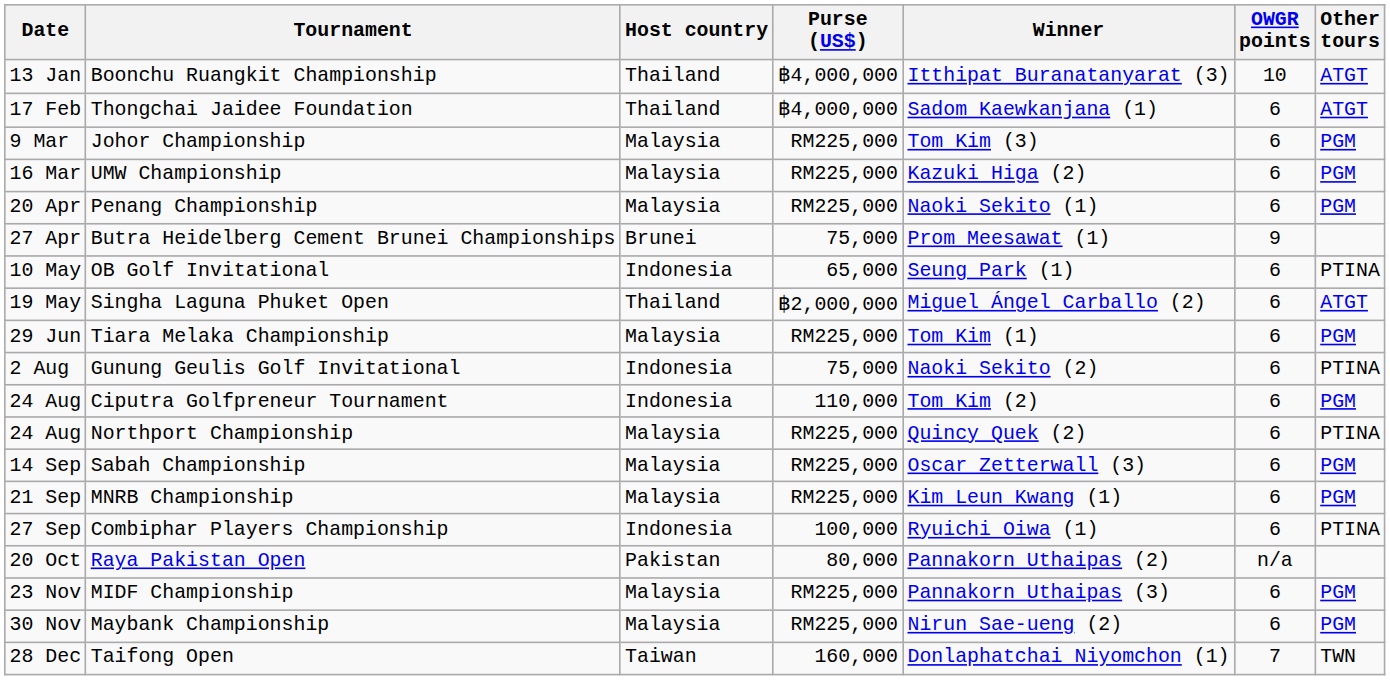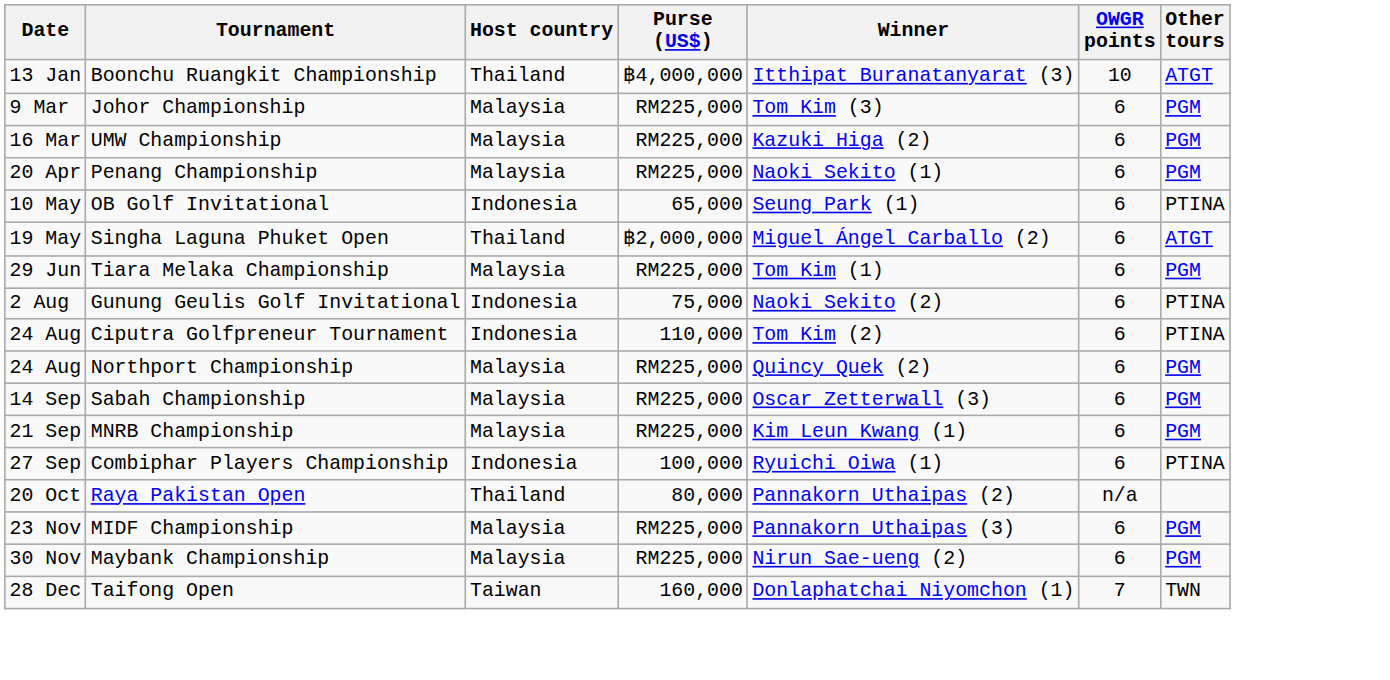- row: (252, 110)
- row: (353, 240)
(1338, 402) PGM -> (1195, 336) PTINA
(1350, 434) PTINA -> (1183, 368) PGM
(673, 562) Pakistan -> (518, 496) Thailand
